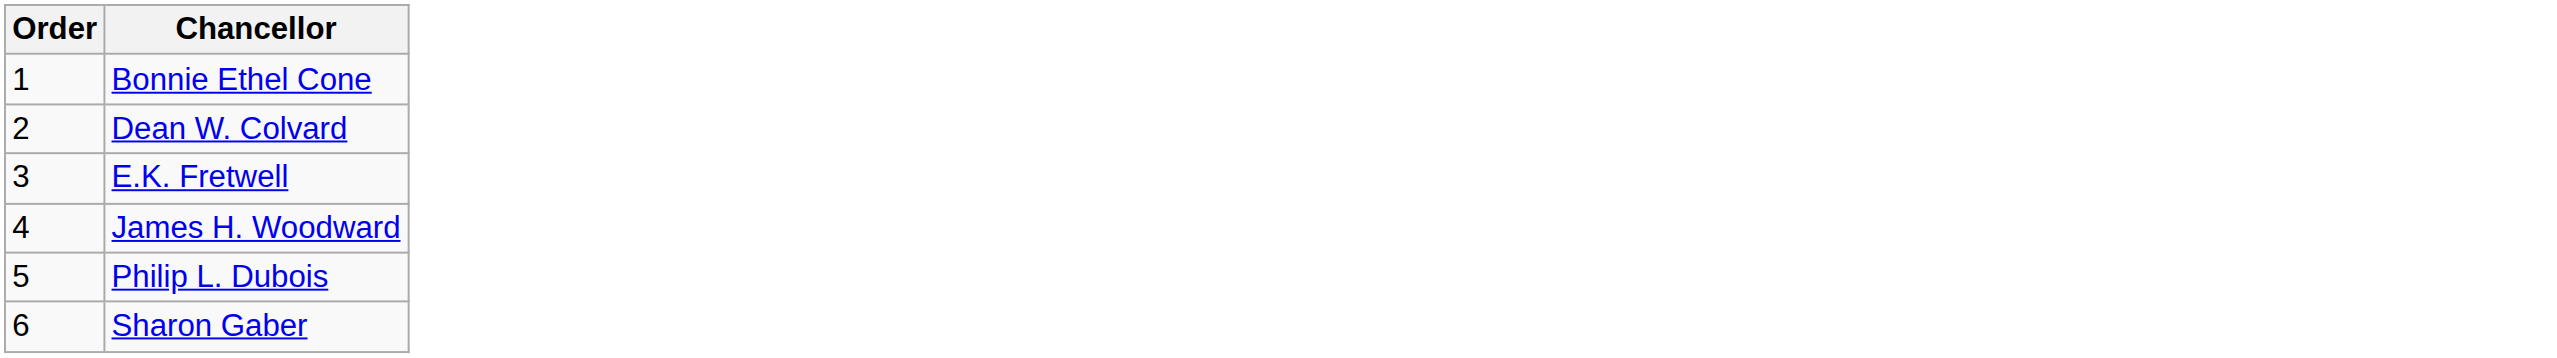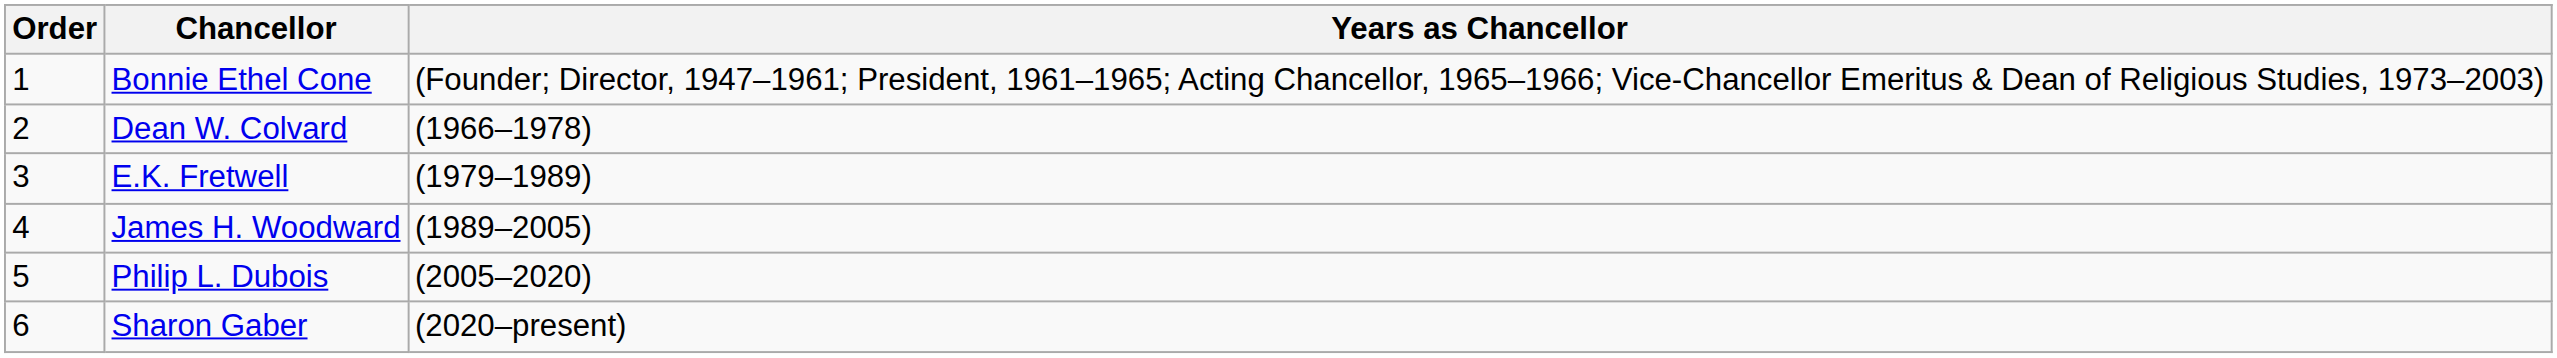+ column: (1480, 29)
